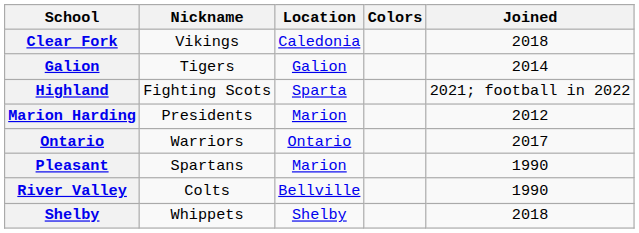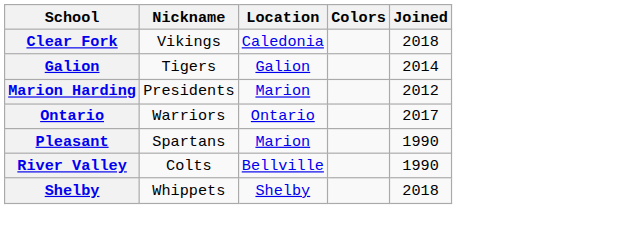- row: (72, 91)
